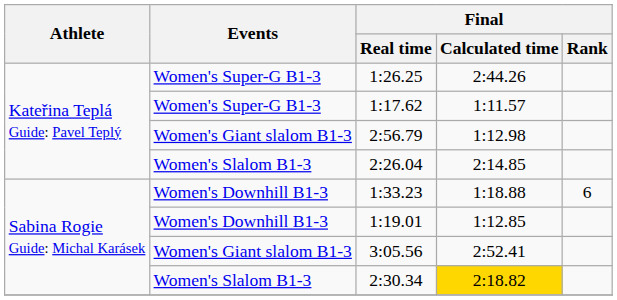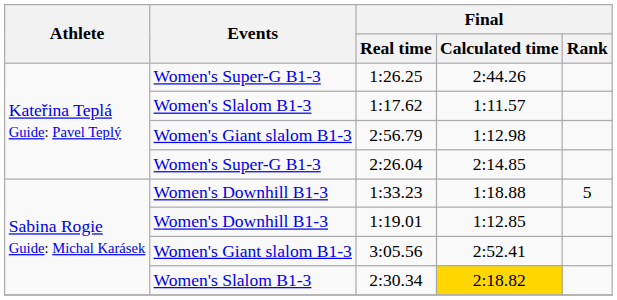(237, 106) Women's Super-G B1-3 -> (232, 106) Women's Slalom B1-3
(232, 164) Women's Slalom B1-3 -> (237, 164) Women's Super-G B1-3
(587, 193) 6 -> (587, 193) 5
